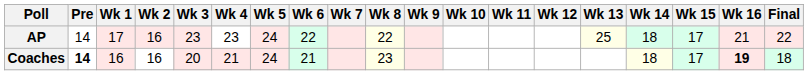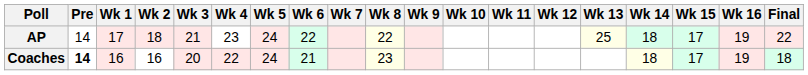(154, 37) 16 -> (154, 37) 18
(193, 37) 23 -> (193, 37) 21
(742, 37) 21 -> (742, 37) 19
(231, 59) 21 -> (231, 59) 22
(742, 59) bold -> (742, 59) normal
